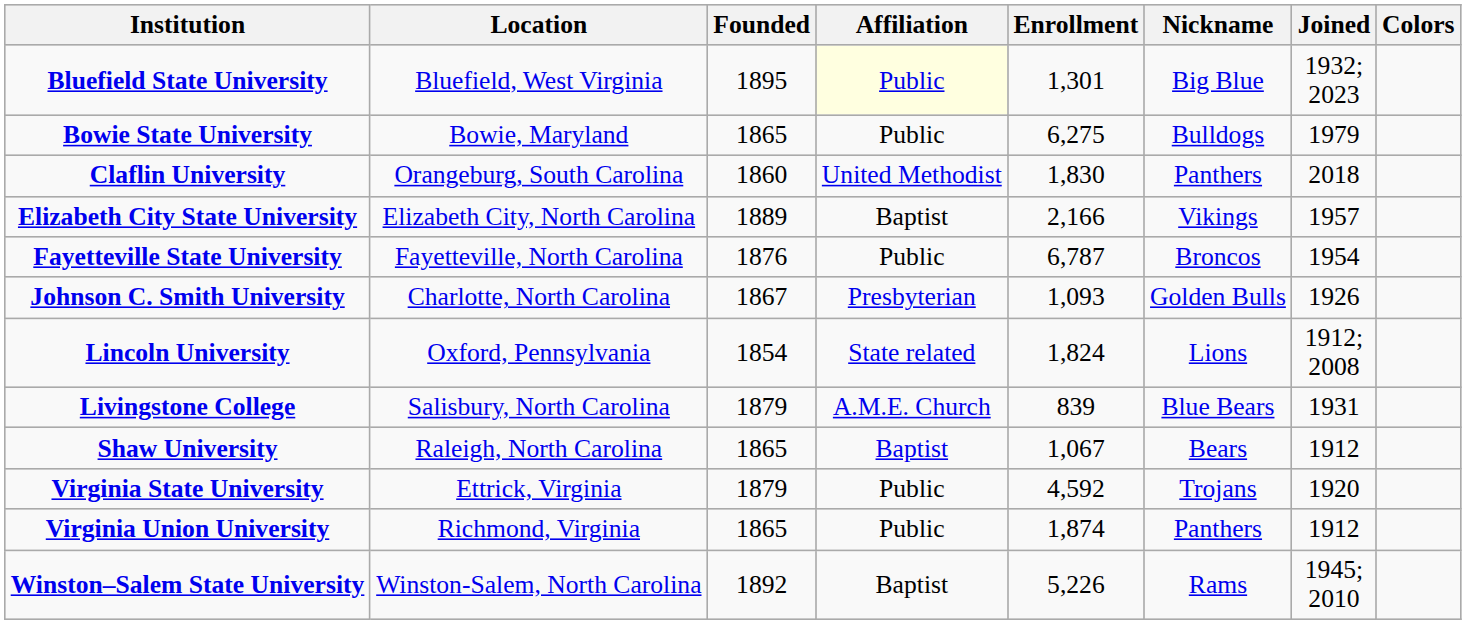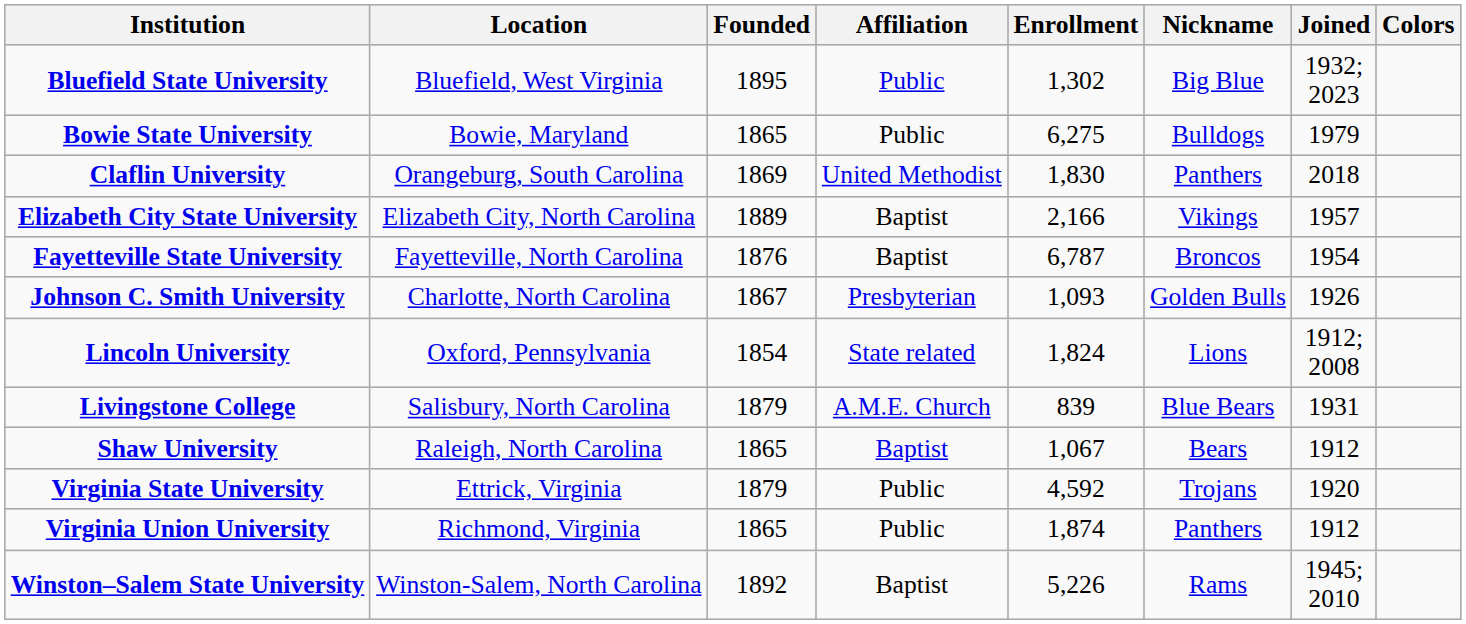(912, 79) lightyellow background -> (912, 79) no background
(1076, 79) 1,301 -> (1076, 79) 1,302
(762, 175) 1860 -> (762, 175) 1869
(912, 256) Public -> (912, 256) Baptist
